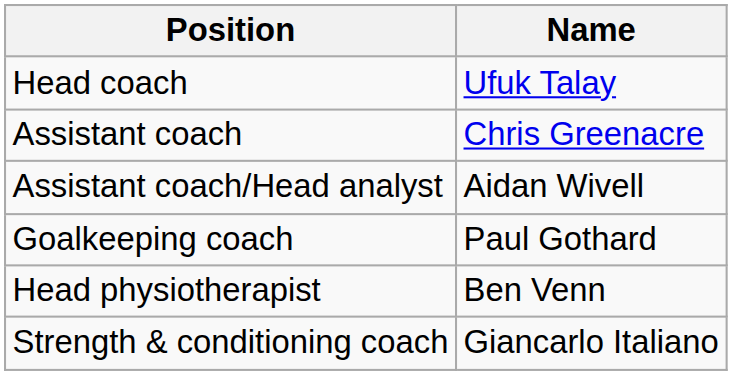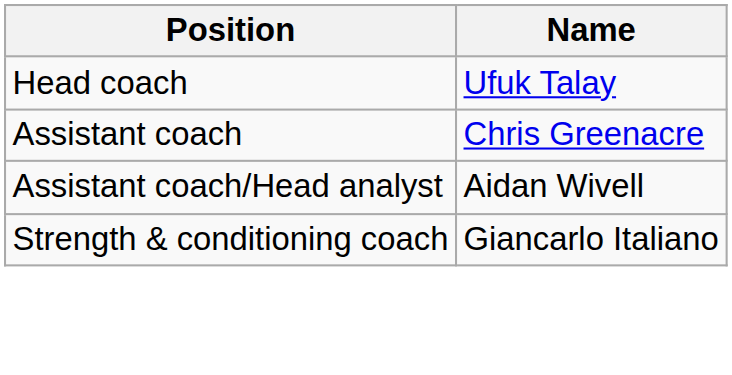- row: (153, 238)
- row: (167, 290)
